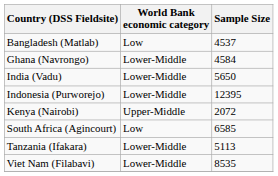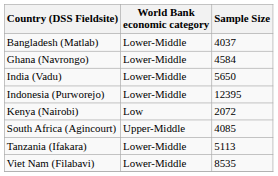(133, 42) Low -> (155, 42) Lower-Middle
(225, 42) 4537 -> (225, 42) 4037
(154, 111) Upper-Middle -> (133, 111) Low
(133, 128) Low -> (154, 128) Upper-Middle
(225, 128) 6585 -> (225, 128) 4085
